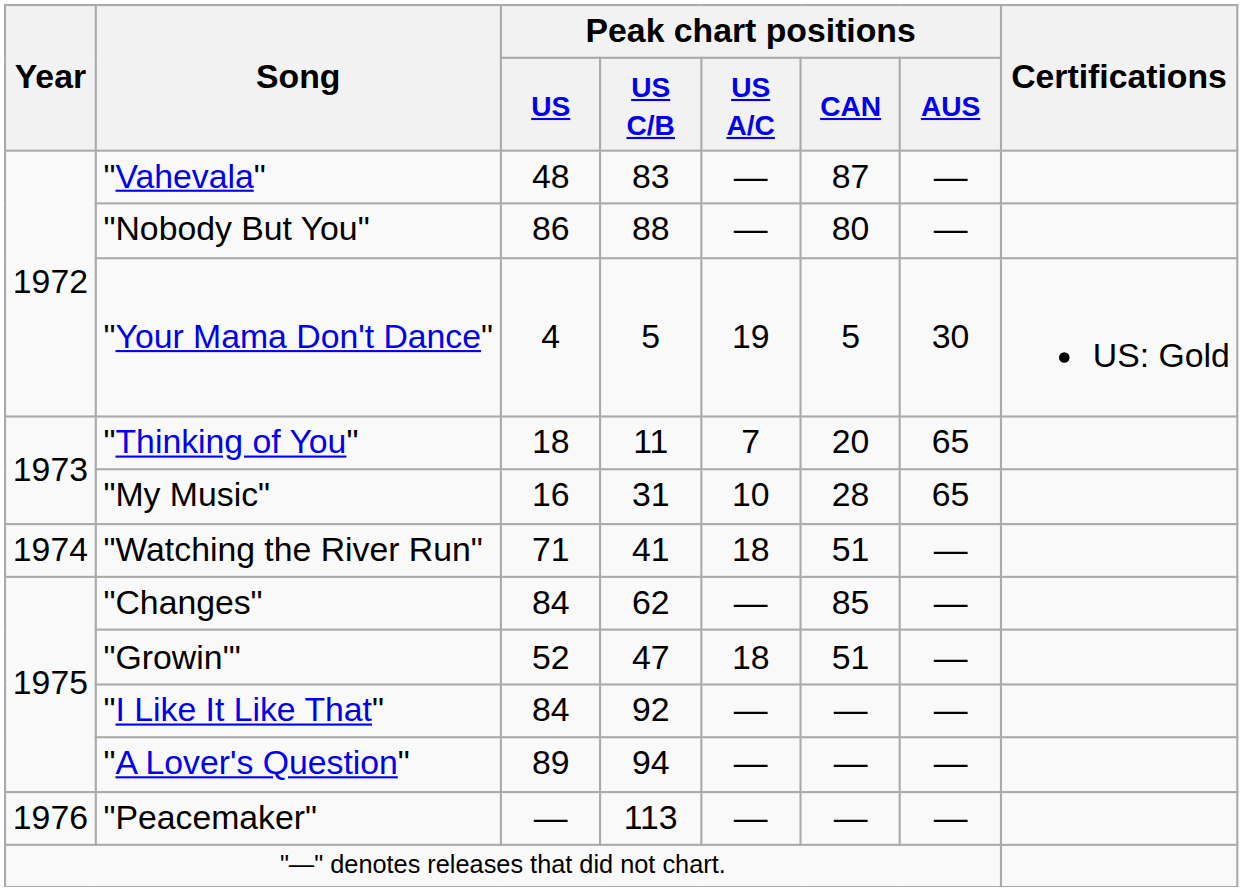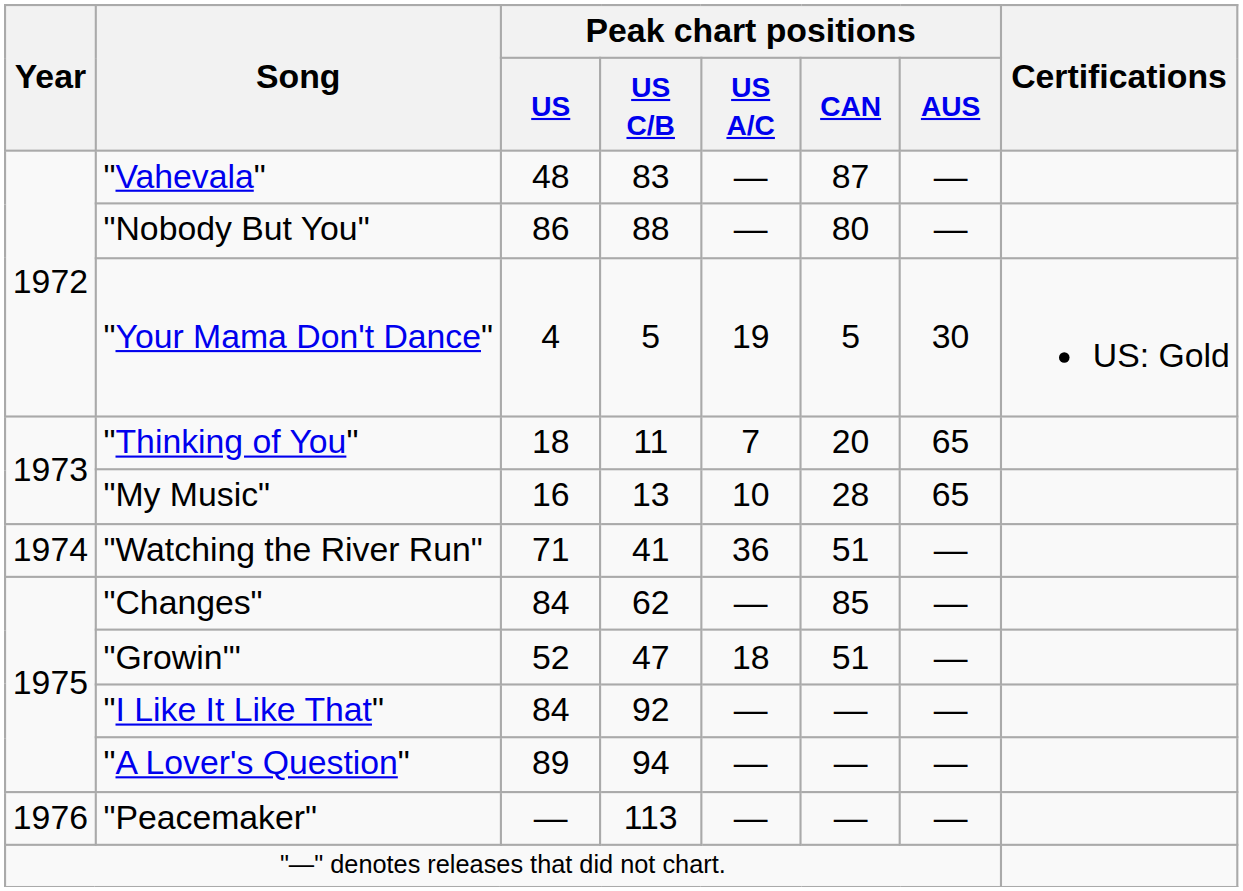(651, 495) 31 -> (651, 495) 13
(751, 549) 18 -> (751, 549) 36
